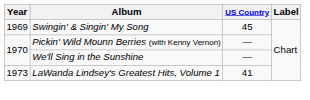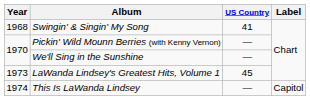(17, 27) 1969 -> (17, 27) 1968
(247, 27) 45 -> (247, 27) 41
(247, 73) 41 -> (247, 73) 45
+ row: (86, 88)
